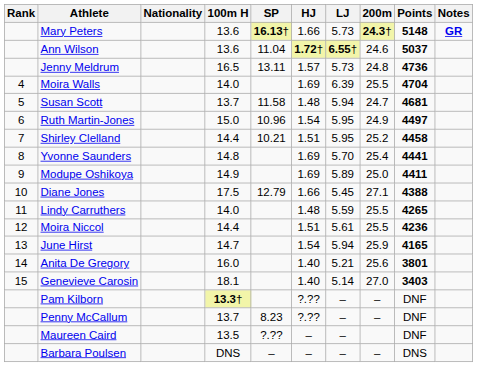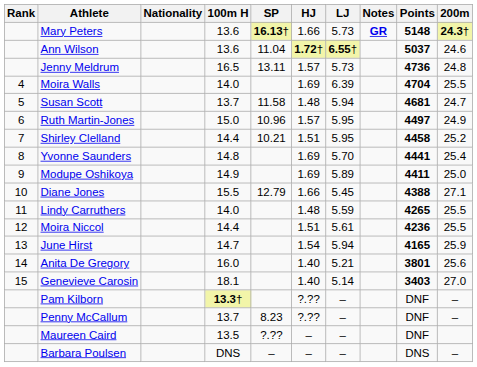columns swapped: (377, 13) <-> (454, 13)
(309, 120) 1.54 -> (309, 120) 1.57
(228, 191) 17.5 -> (228, 191) 15.5
